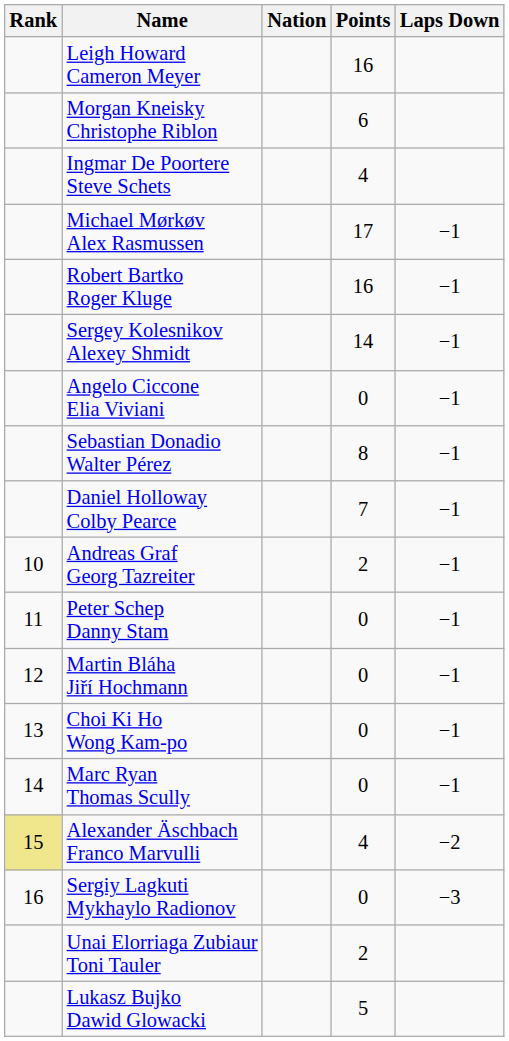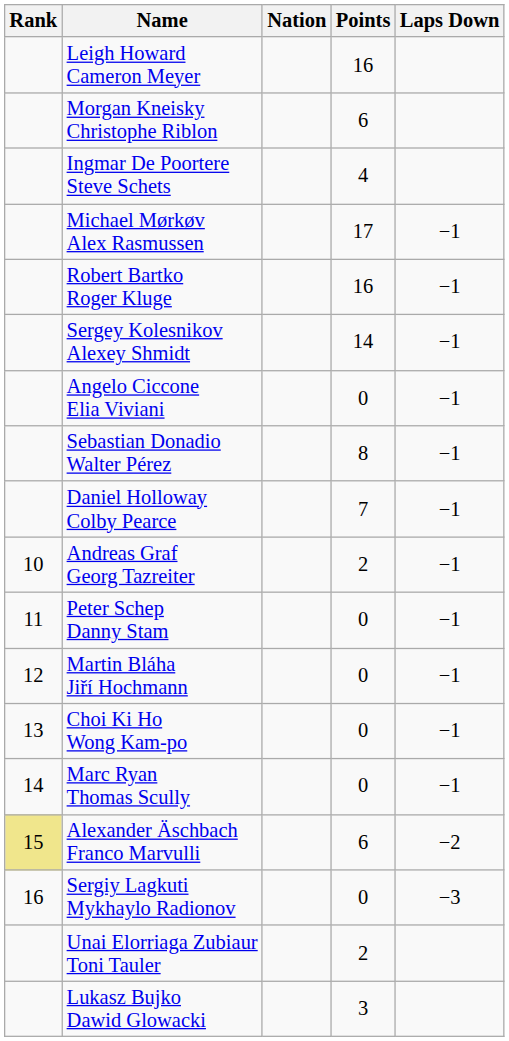(363, 842) 4 -> (363, 842) 6
(363, 1008) 5 -> (363, 1008) 3
